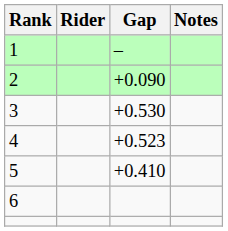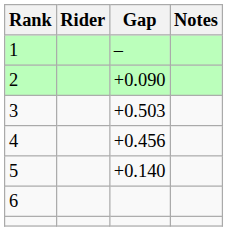(140, 110) +0.530 -> (140, 110) +0.503
(140, 141) +0.523 -> (140, 141) +0.456
(140, 171) +0.410 -> (140, 171) +0.140
